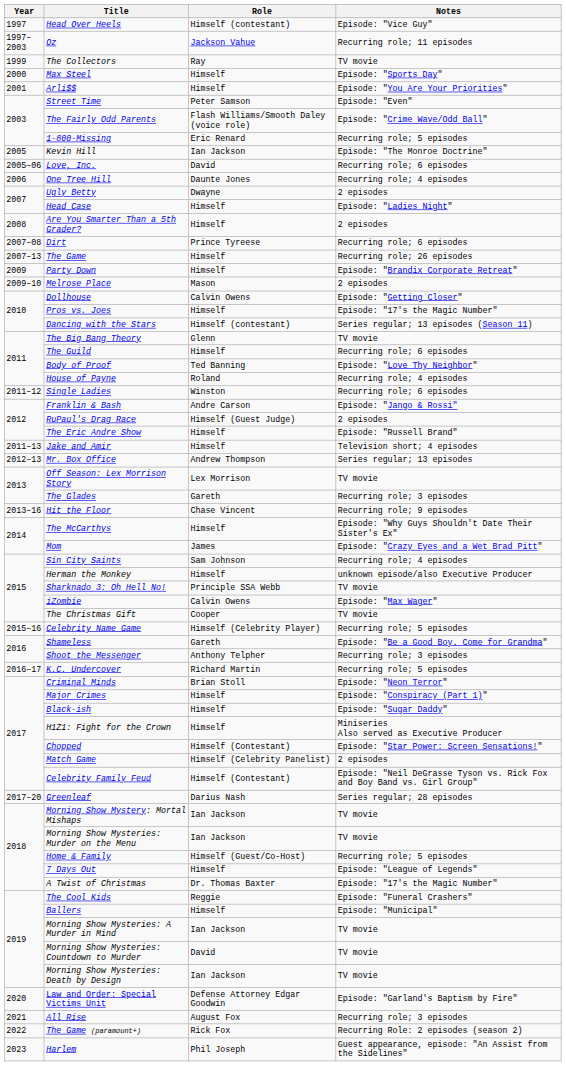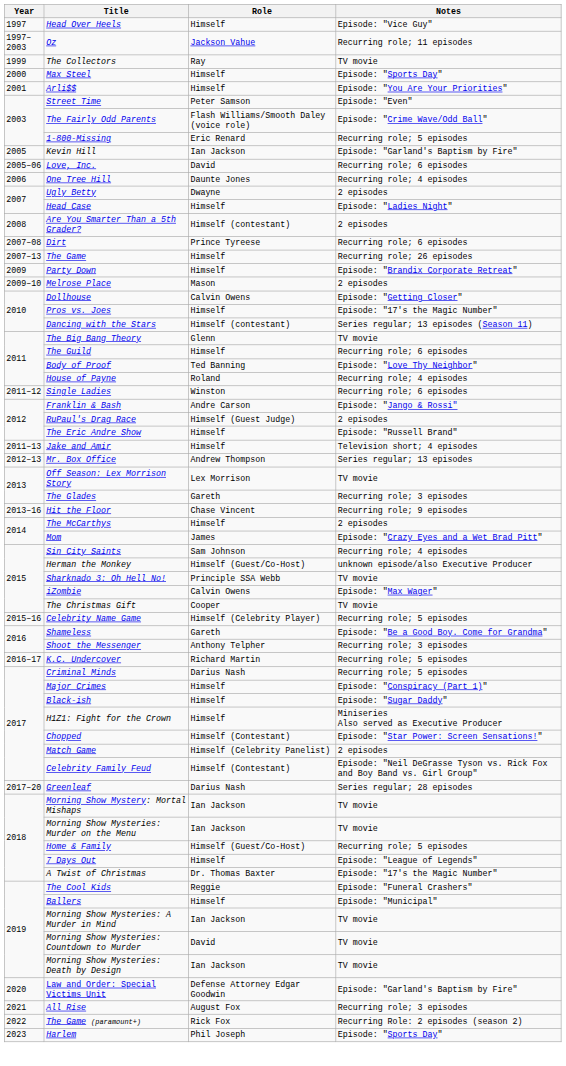(240, 25) Himself (contestant) -> (208, 25) Himself
(413, 152) Episode: "The Monroe Doctrine" -> (428, 152) Episode: "Garland's Baptism by Fire"
(208, 225) Himself -> (240, 225) Himself (contestant)
(435, 529) Episode: "Why Guys Shouldn't Date Their Sister's Ex" -> (363, 524) 2 episodes
(208, 574) Himself -> (248, 565) Himself (Guest/Co-Host)
(218, 683) Brian Stoll -> (218, 673) Darius Nash
(393, 683) Episode: "Neon Terror" -> (403, 673) Recurring role; 5 episodes
(443, 1049) Guest appearance, episode: "An Assist from the Sidelines" -> (390, 1035) Episode: "Sports Day"
